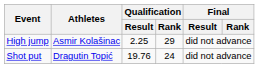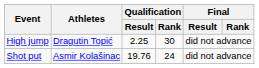(87, 42) Asmir Kolašinac -> (83, 42) Dragutin Topić
(170, 42) 29 -> (170, 42) 30
(83, 56) Dragutin Topić -> (87, 56) Asmir Kolašinac
